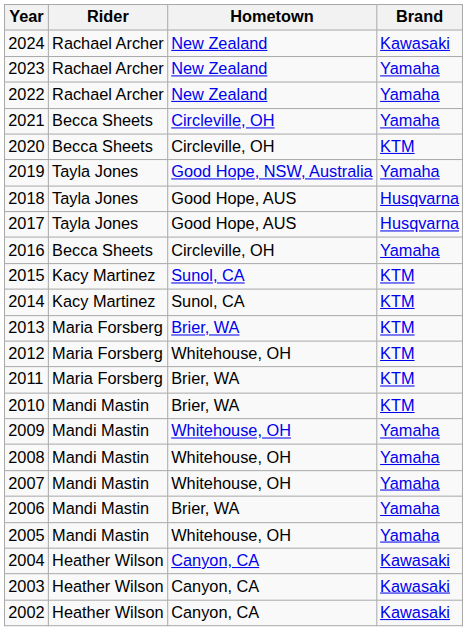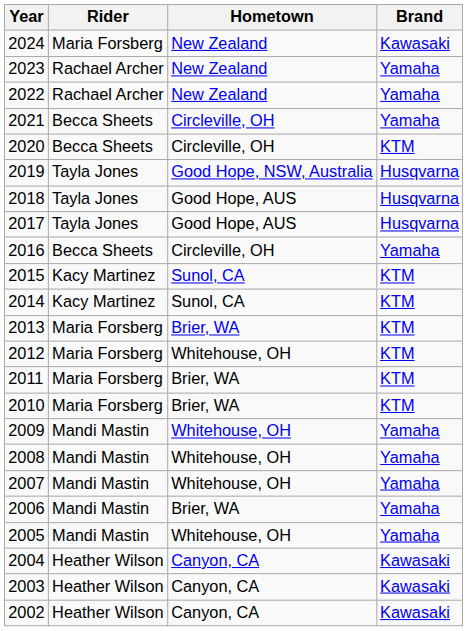(108, 43) Rachael Archer -> (107, 43) Maria Forsberg
(410, 172) Yamaha -> (420, 172) Husqvarna
(101, 405) Mandi Mastin -> (107, 405) Maria Forsberg
